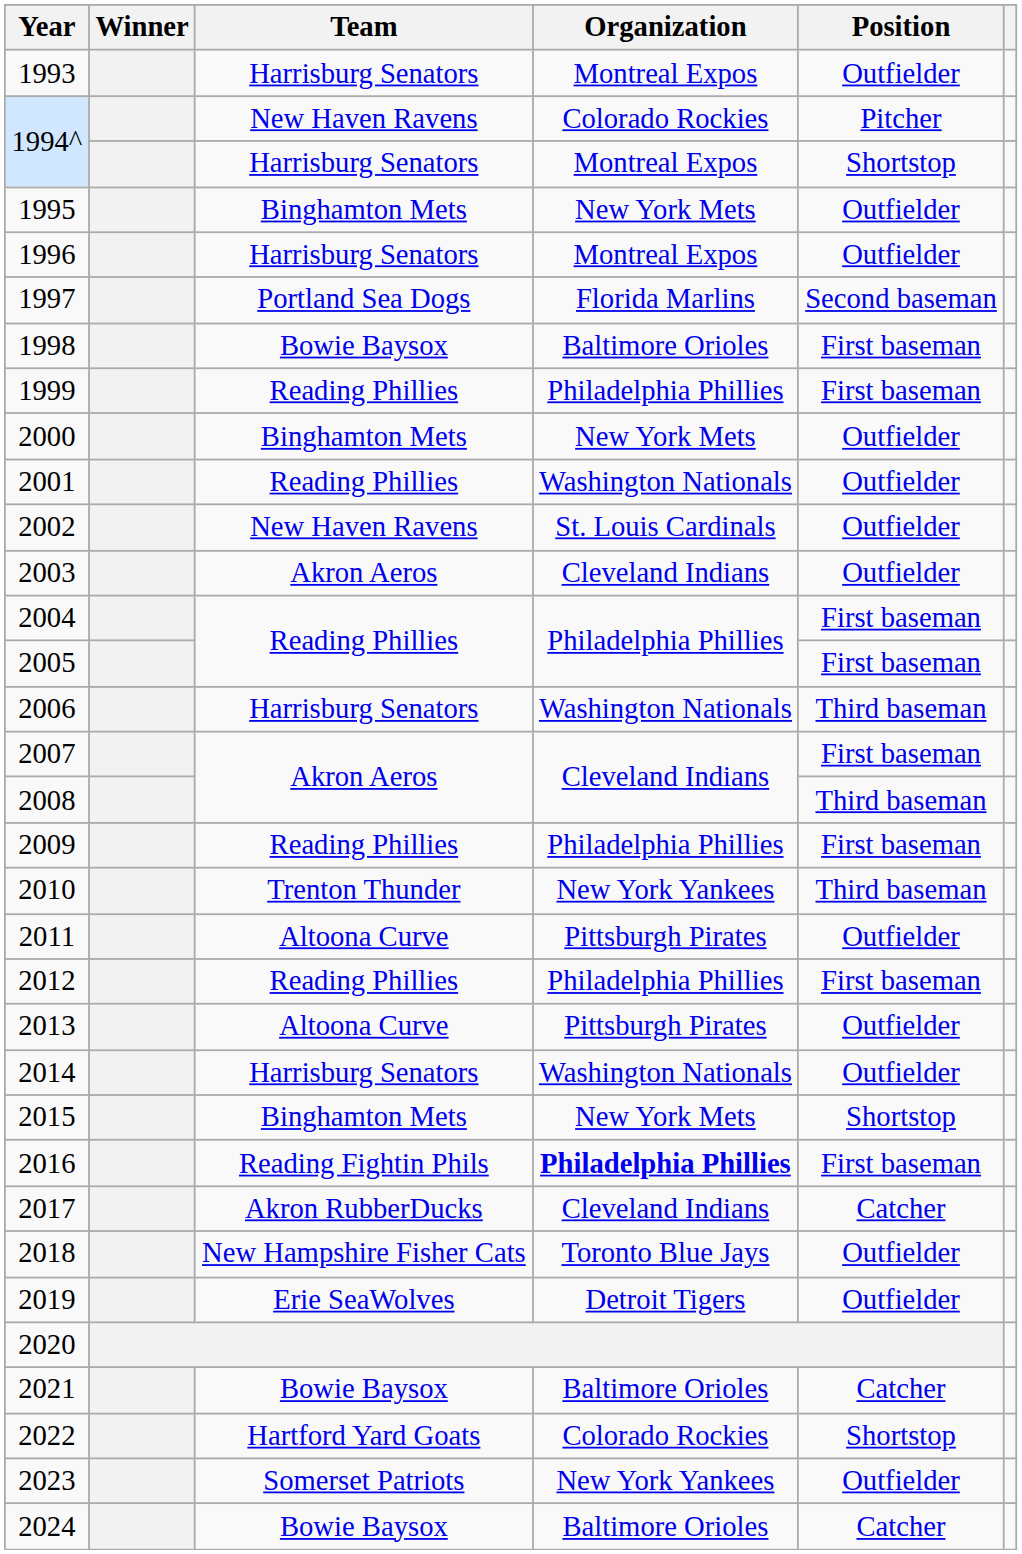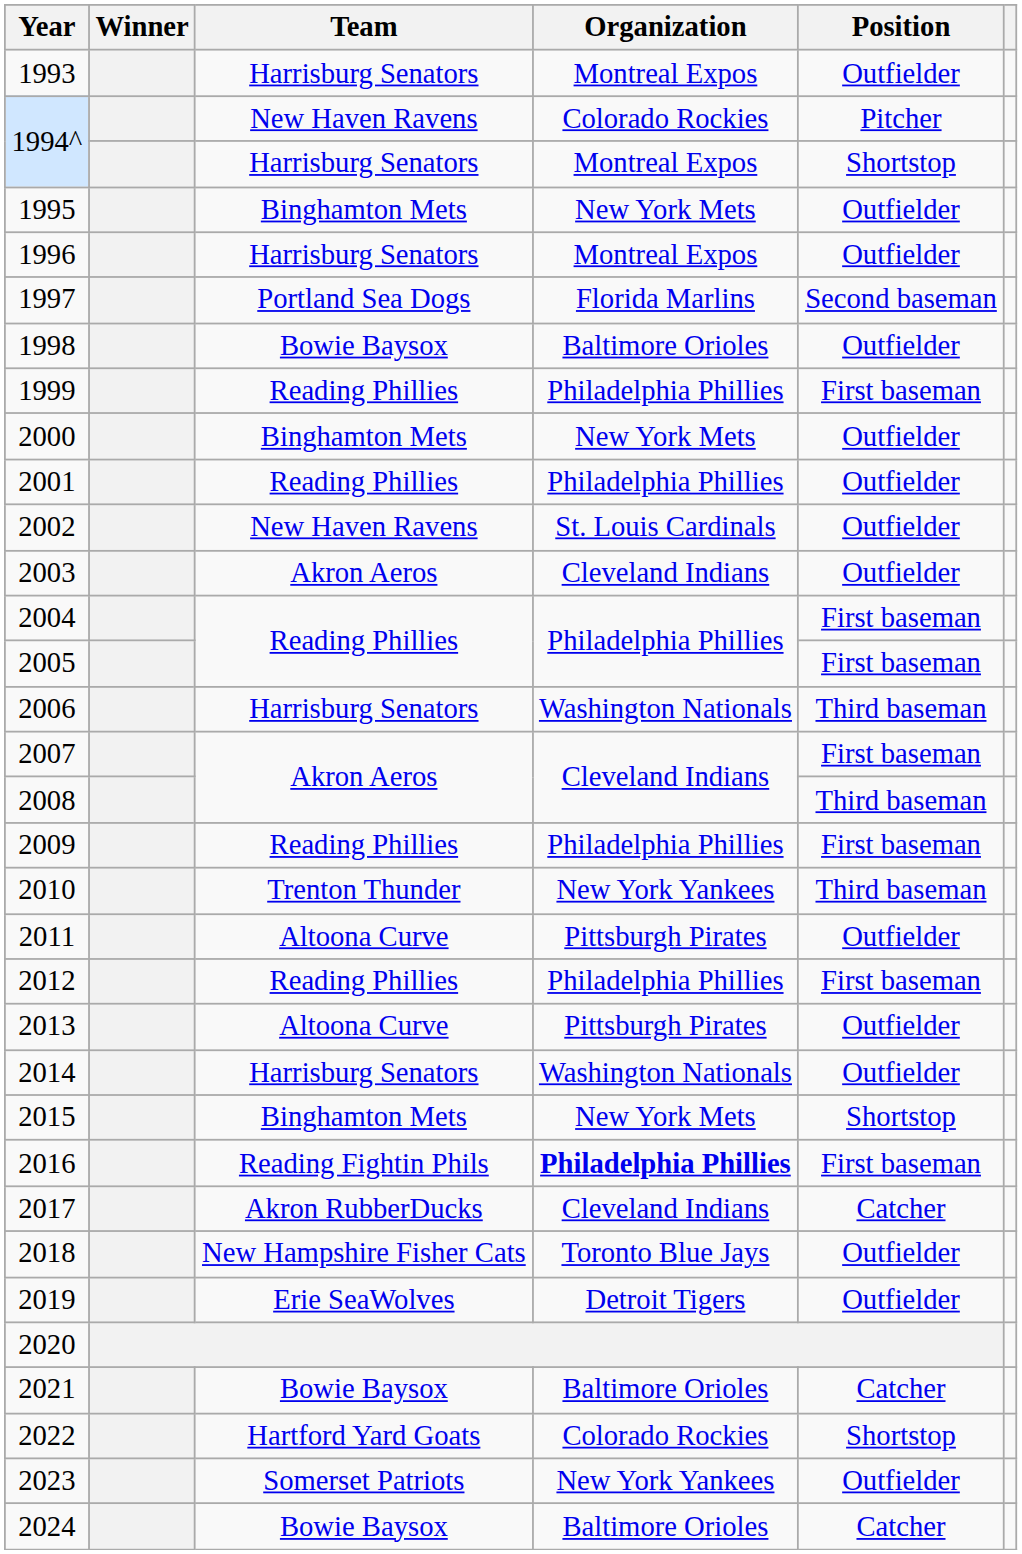(901, 345) First baseman -> (901, 345) Outfielder
(665, 481) Washington Nationals -> (665, 481) Philadelphia Phillies
